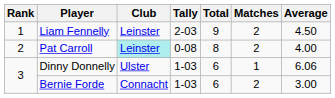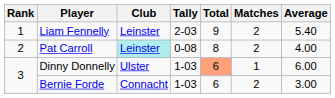(306, 31) 4.50 -> (306, 31) 5.40
(216, 66) no background -> (216, 66) lightsalmon background
(306, 66) 6.06 -> (306, 66) 6.00
